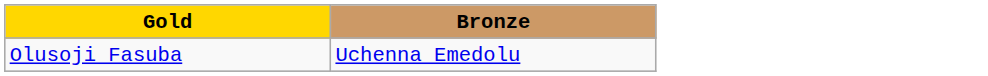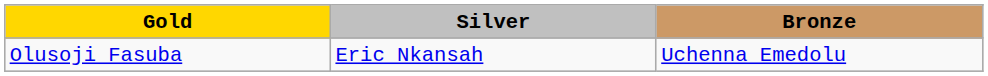+ column: (493, 22)
